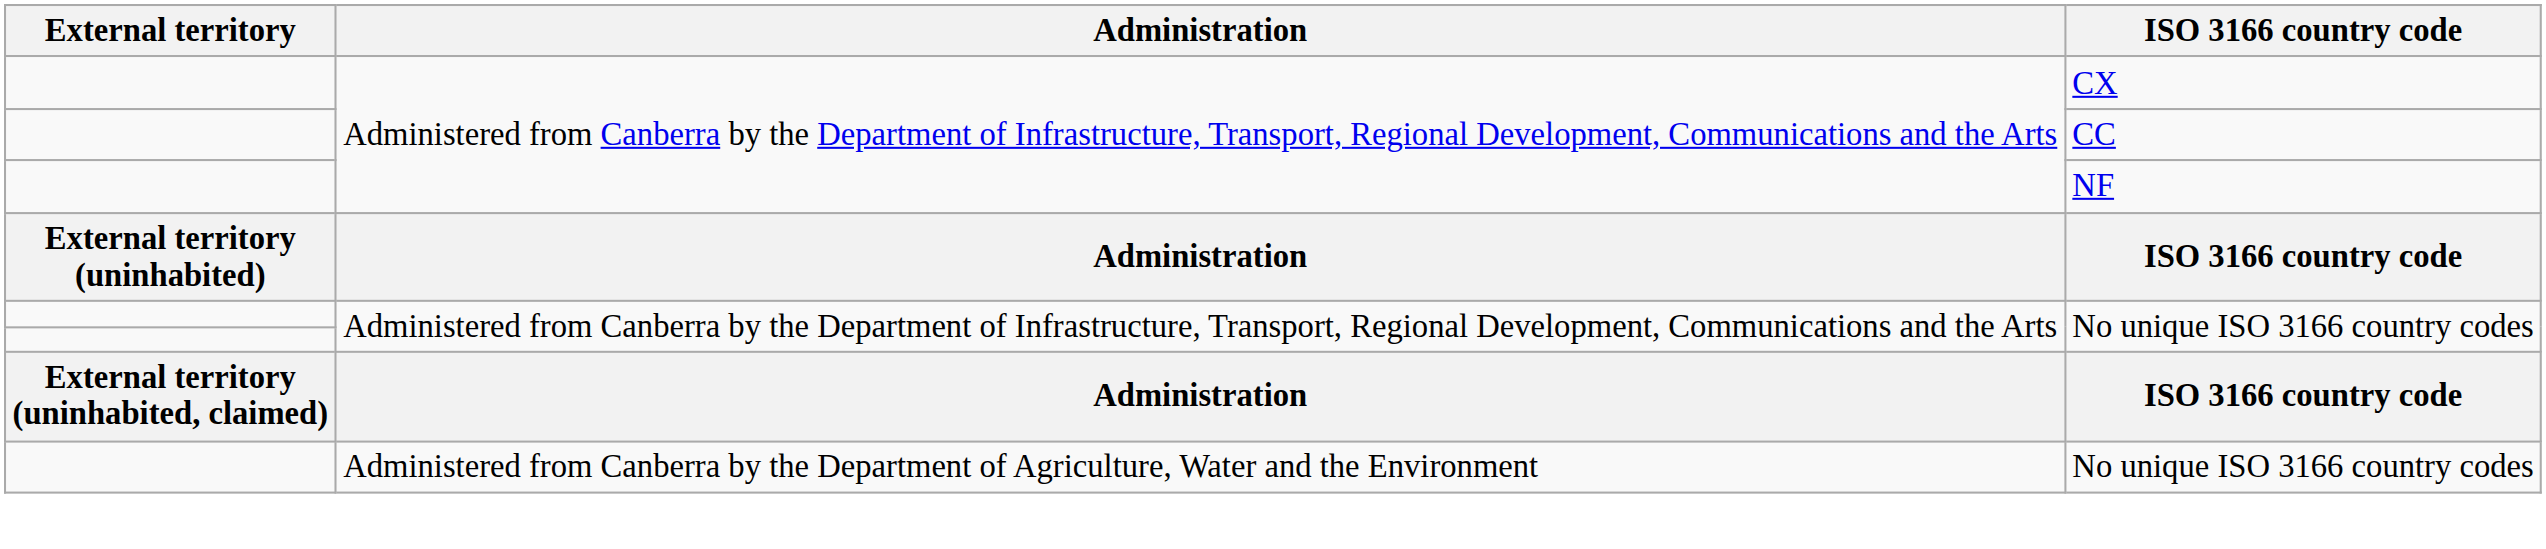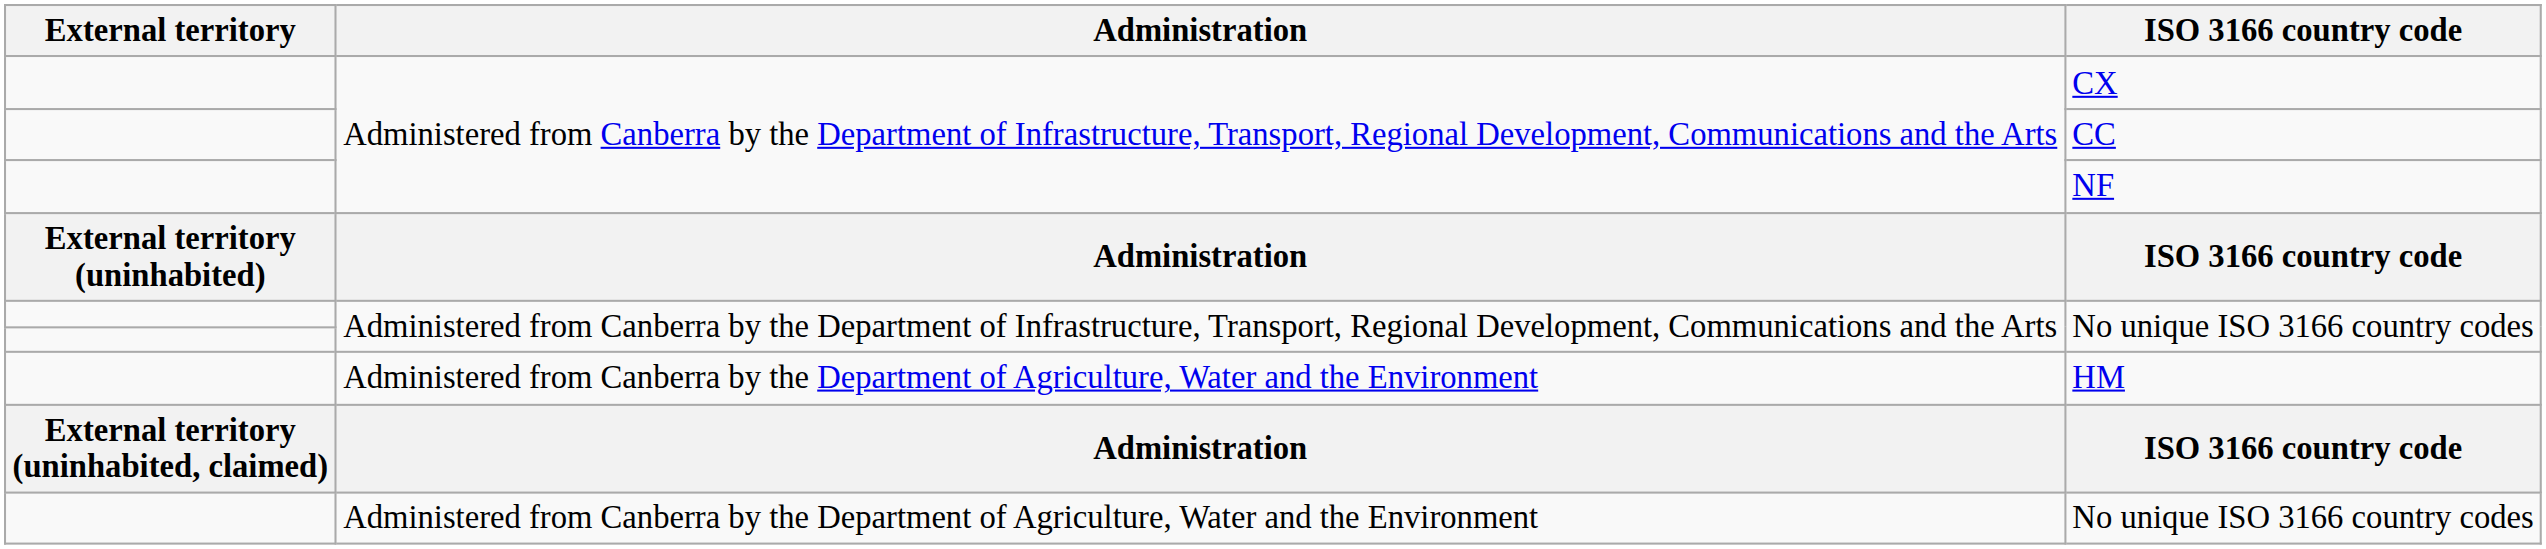+ row: (941, 377)
